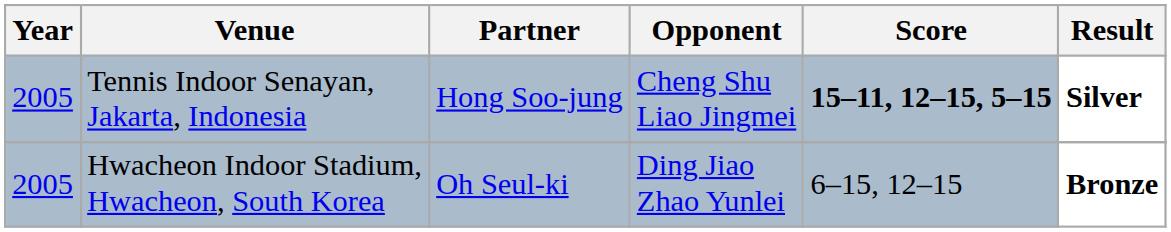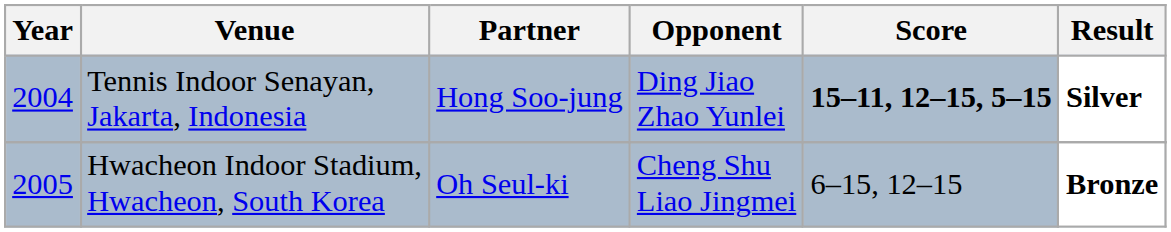(43, 97) 2005 -> (43, 97) 2004
(717, 97) Cheng Shu Liao Jingmei -> (711, 97) Ding Jiao Zhao Yunlei
(711, 183) Ding Jiao Zhao Yunlei -> (717, 183) Cheng Shu Liao Jingmei
